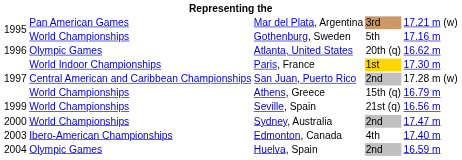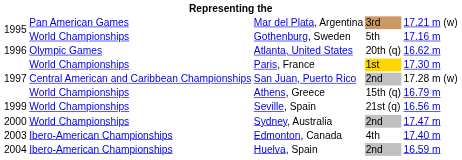(95, 65) World Indoor Championships -> (79, 65) World Championships
(66, 149) Olympic Games -> (101, 149) Ibero-American Championships
